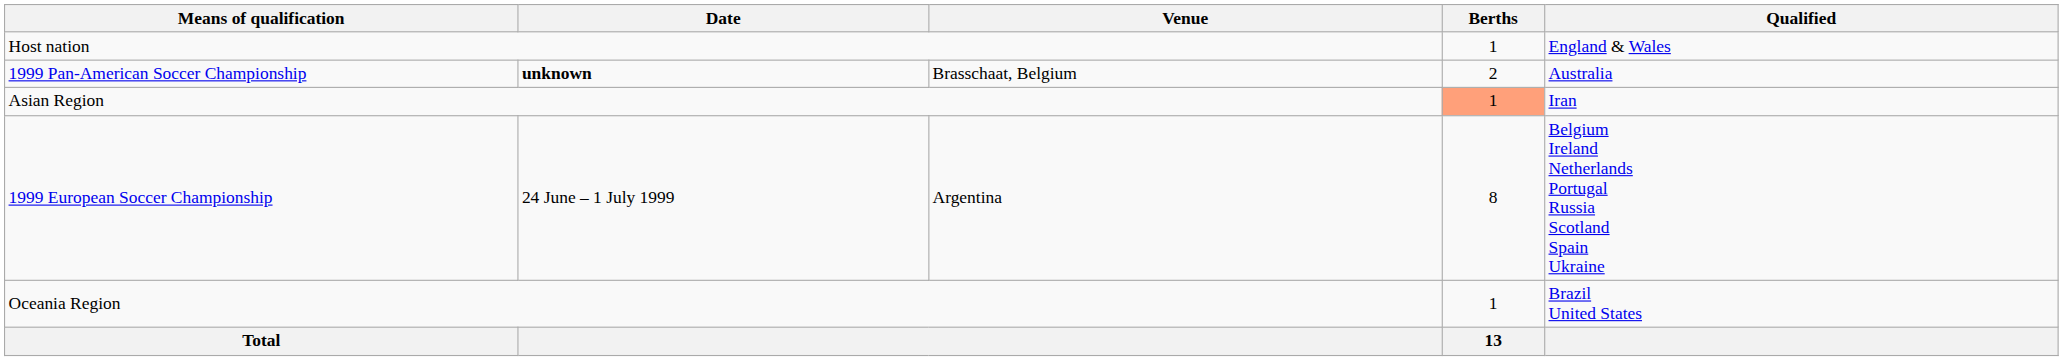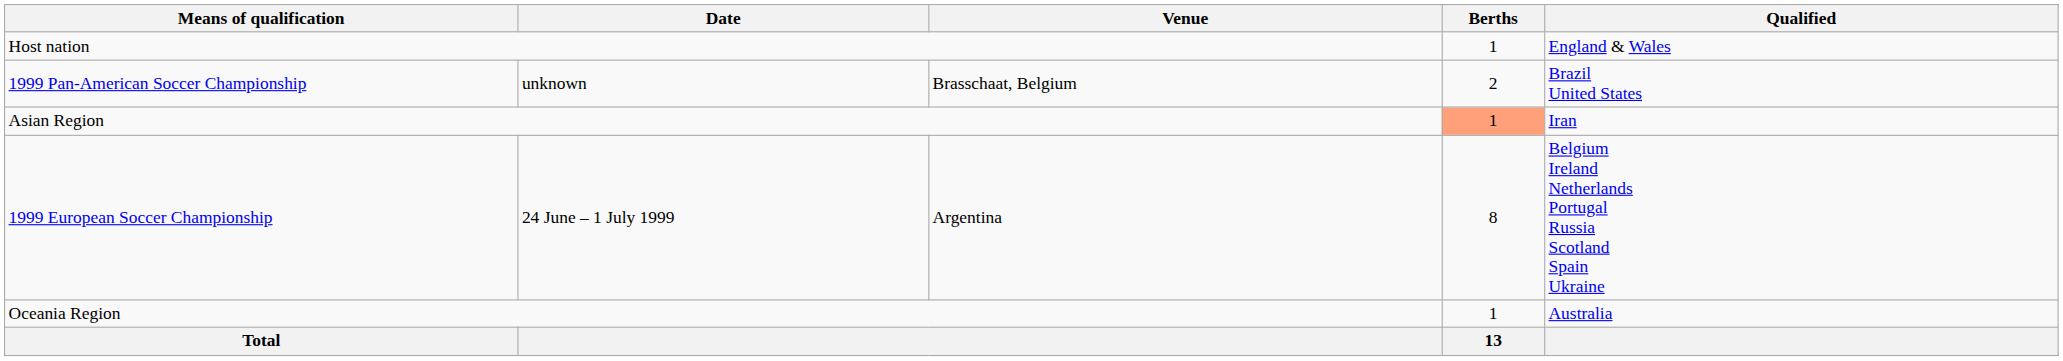(557, 73) bold -> (554, 83) normal
(1580, 73) Australia -> (1595, 83) Brazil United States
(1595, 303) Brazil United States -> (1580, 313) Australia
